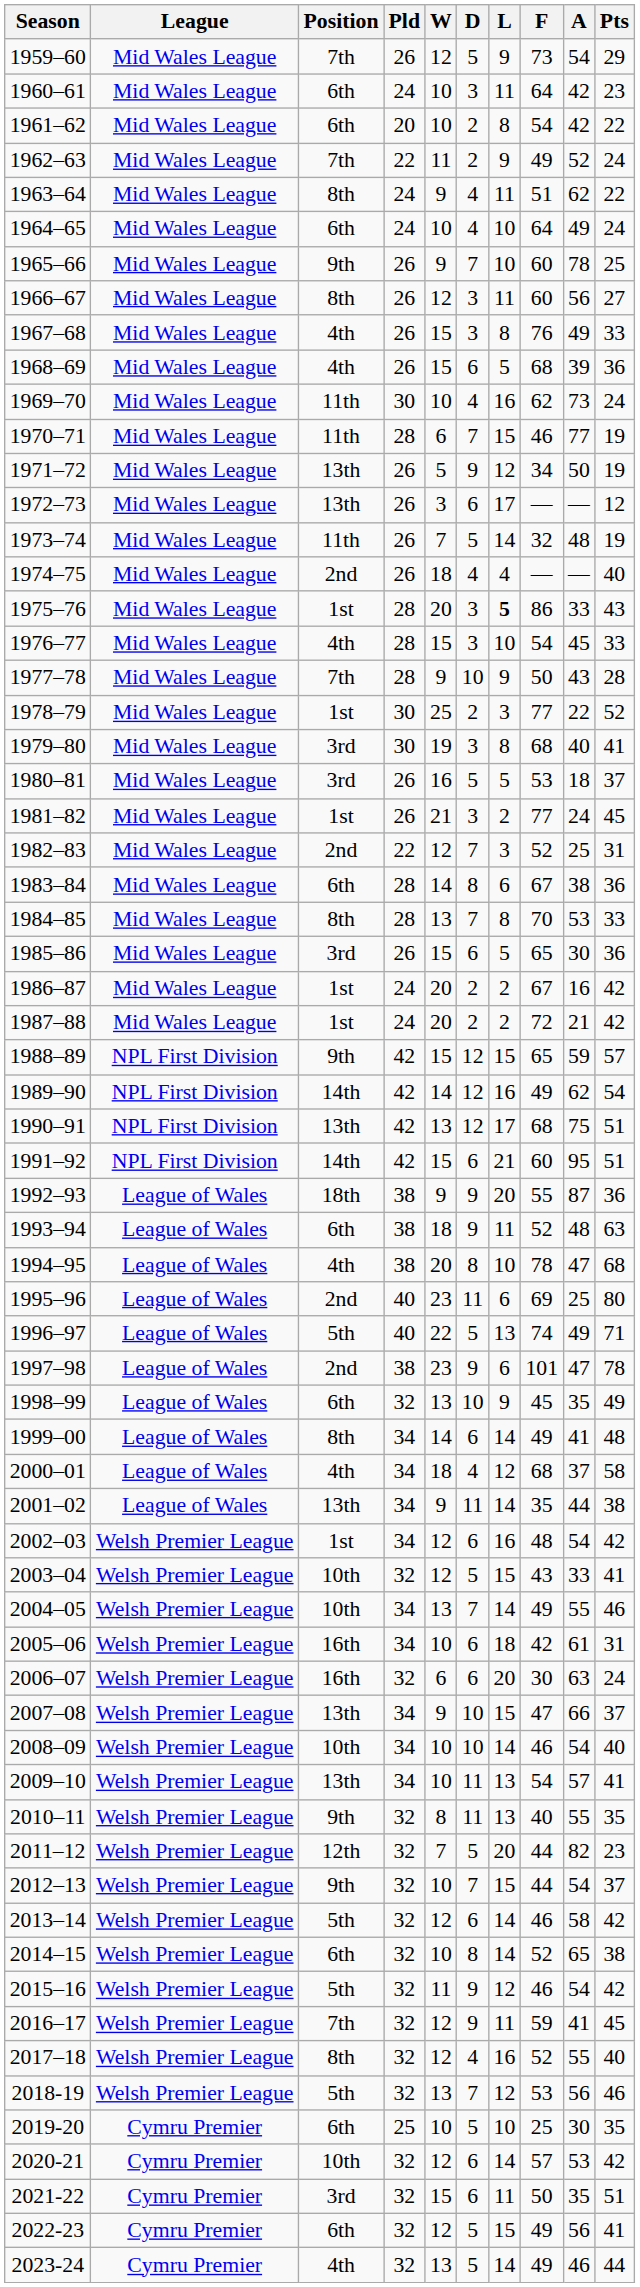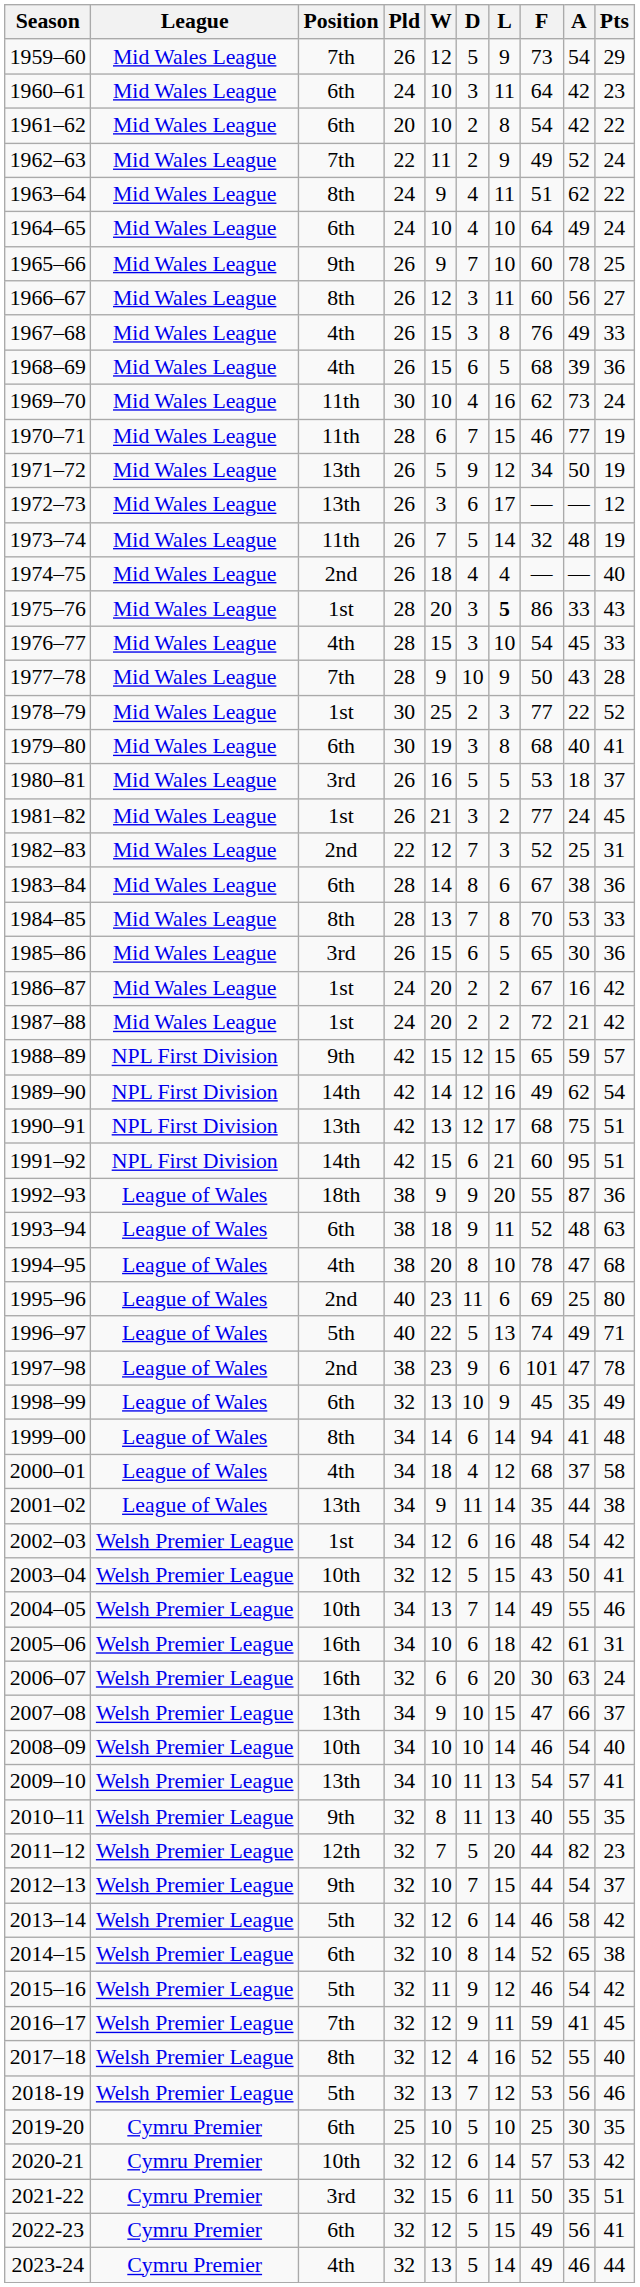(341, 746) 3rd -> (341, 746) 6th
(542, 1436) 49 -> (542, 1436) 94
(579, 1574) 33 -> (579, 1574) 50
